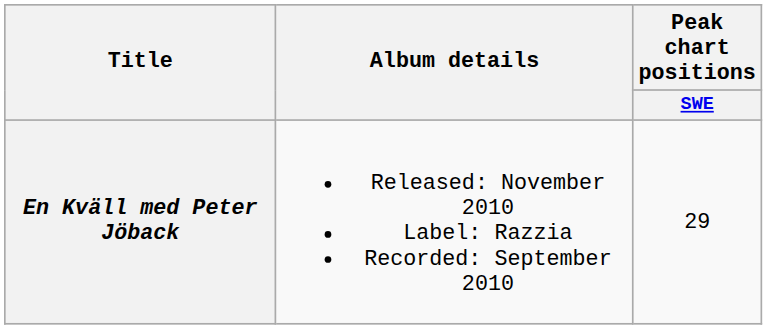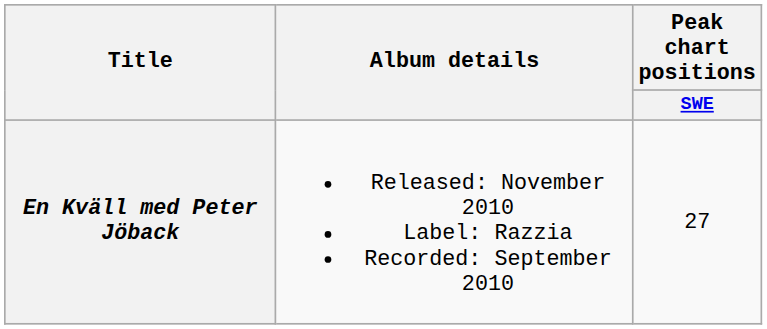(697, 221) 29 -> (697, 221) 27
